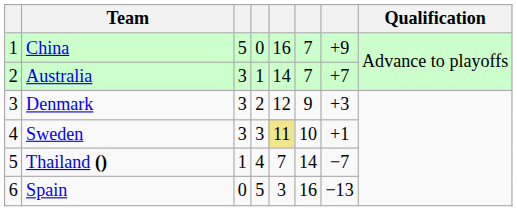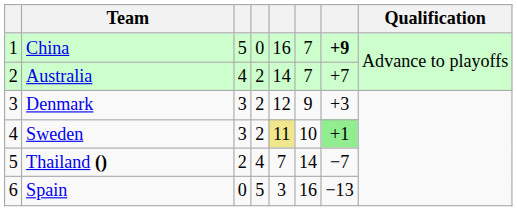(340, 47) normal -> (340, 47) bold
(242, 76) 3 -> (242, 76) 4
(260, 76) 1 -> (260, 76) 2
(260, 133) 3 -> (260, 133) 2
(340, 133) no background -> (340, 133) lightgreen background
(242, 162) 1 -> (242, 162) 2
